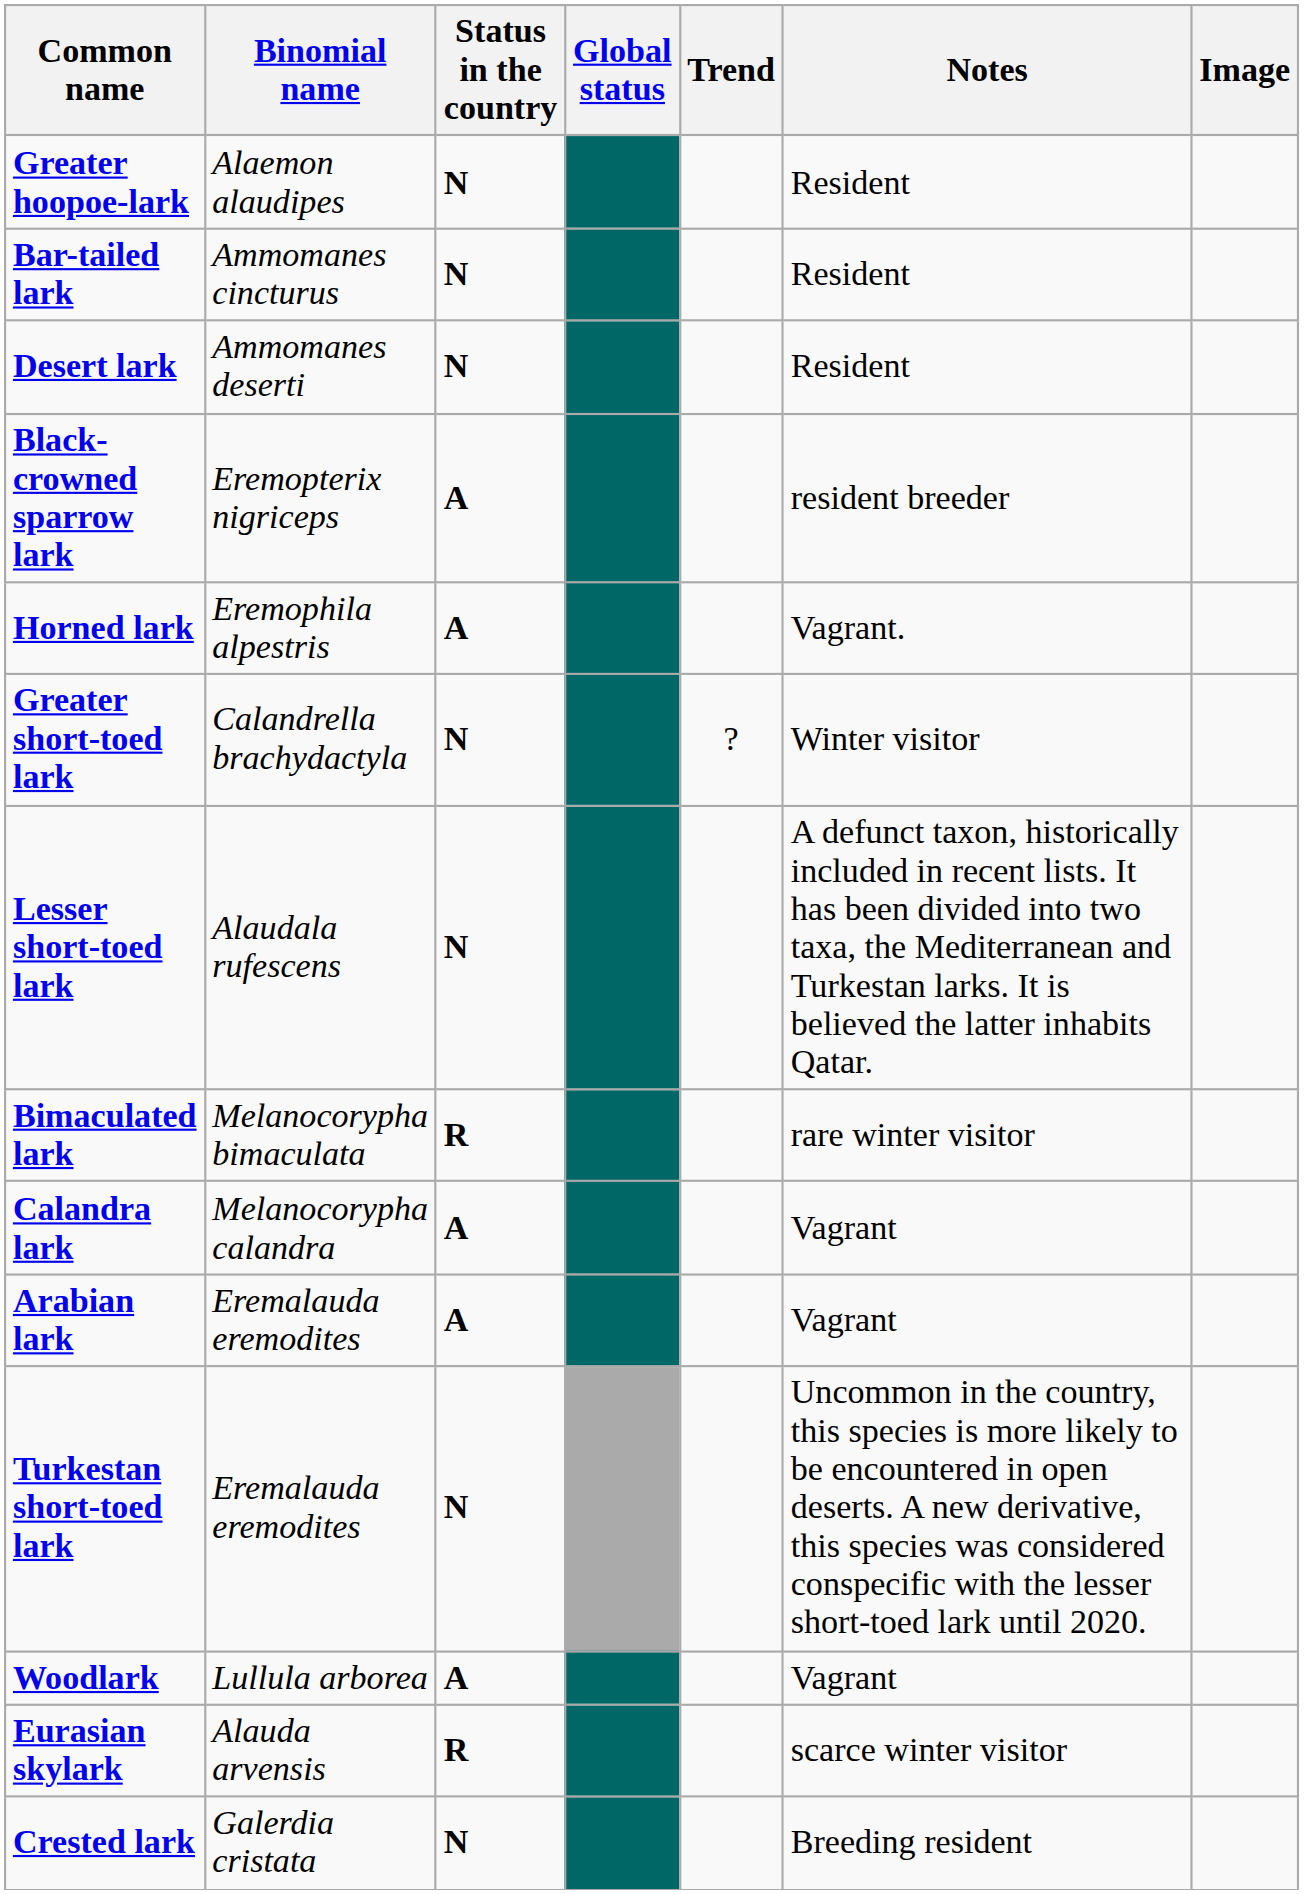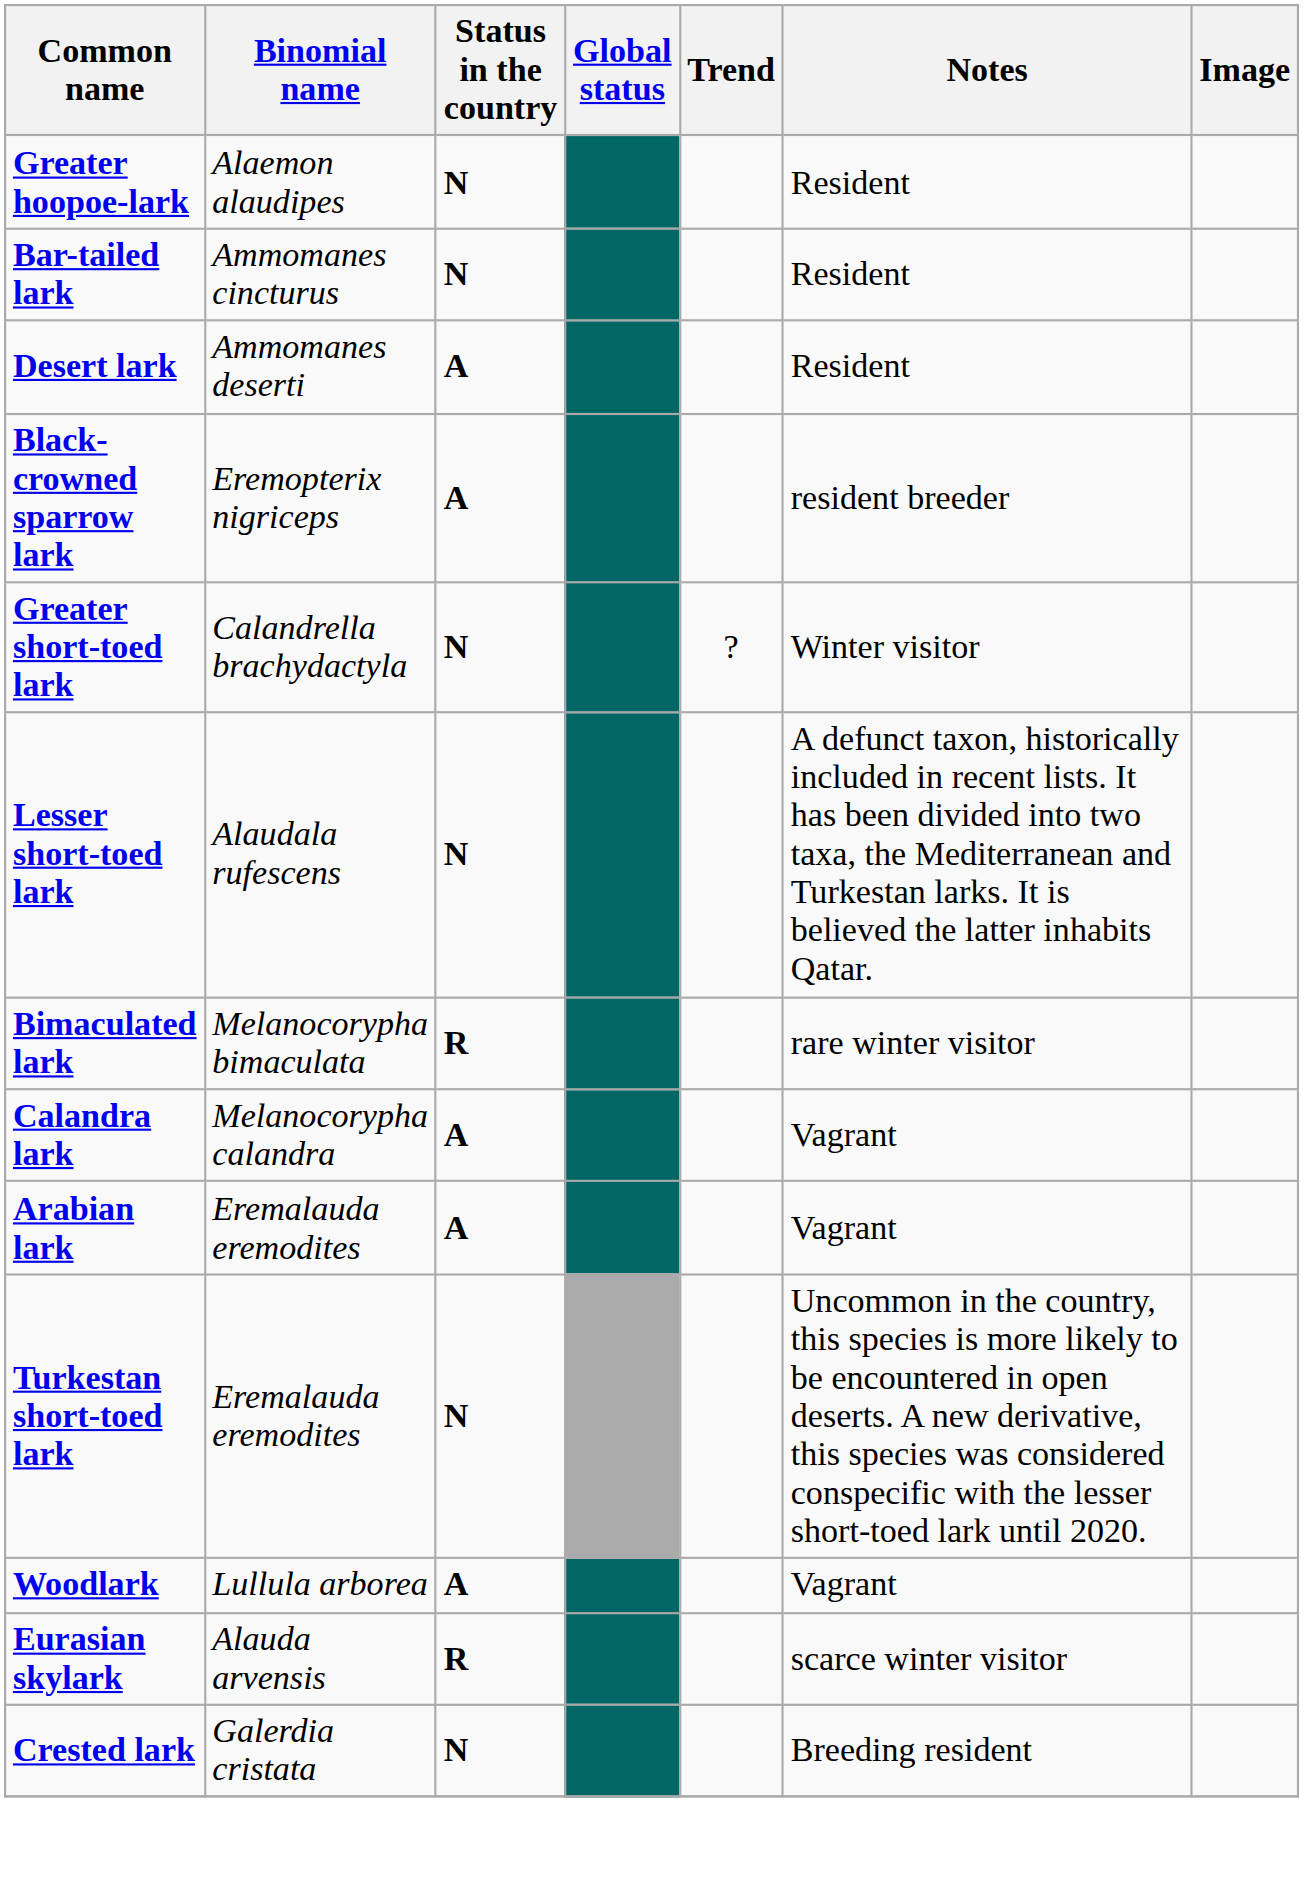(456, 366) N -> (456, 366) A
- row: (103, 627)
